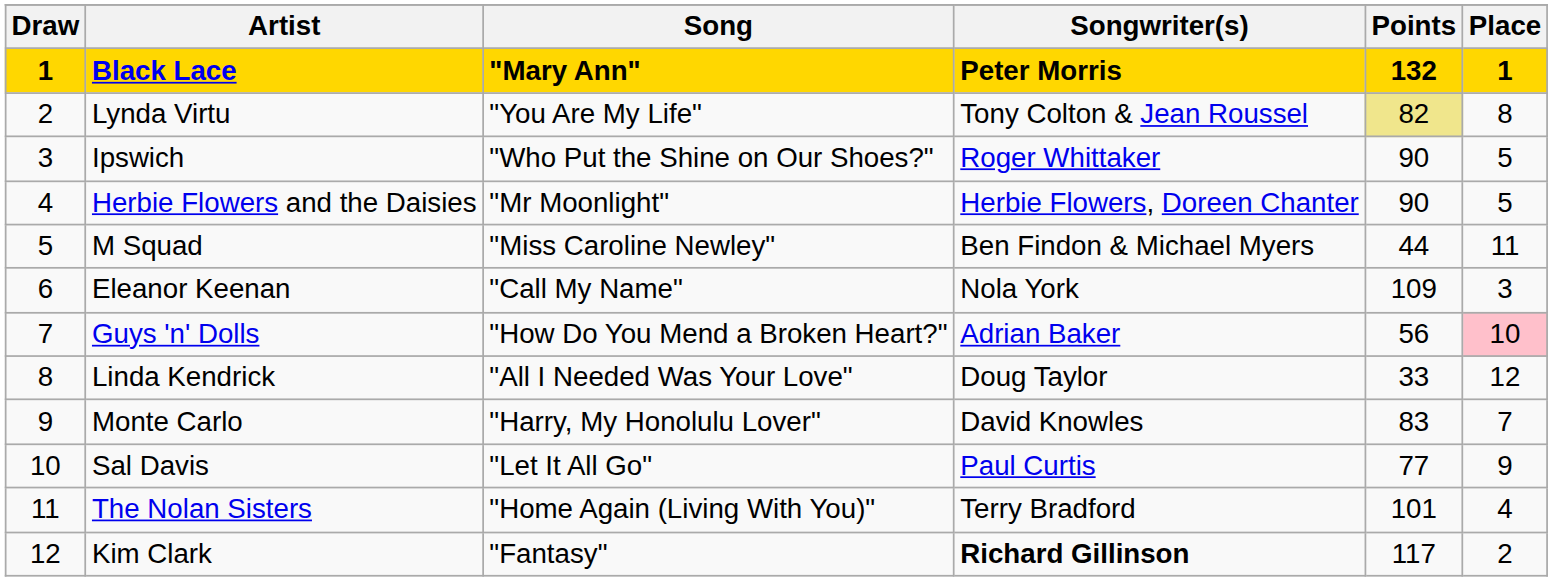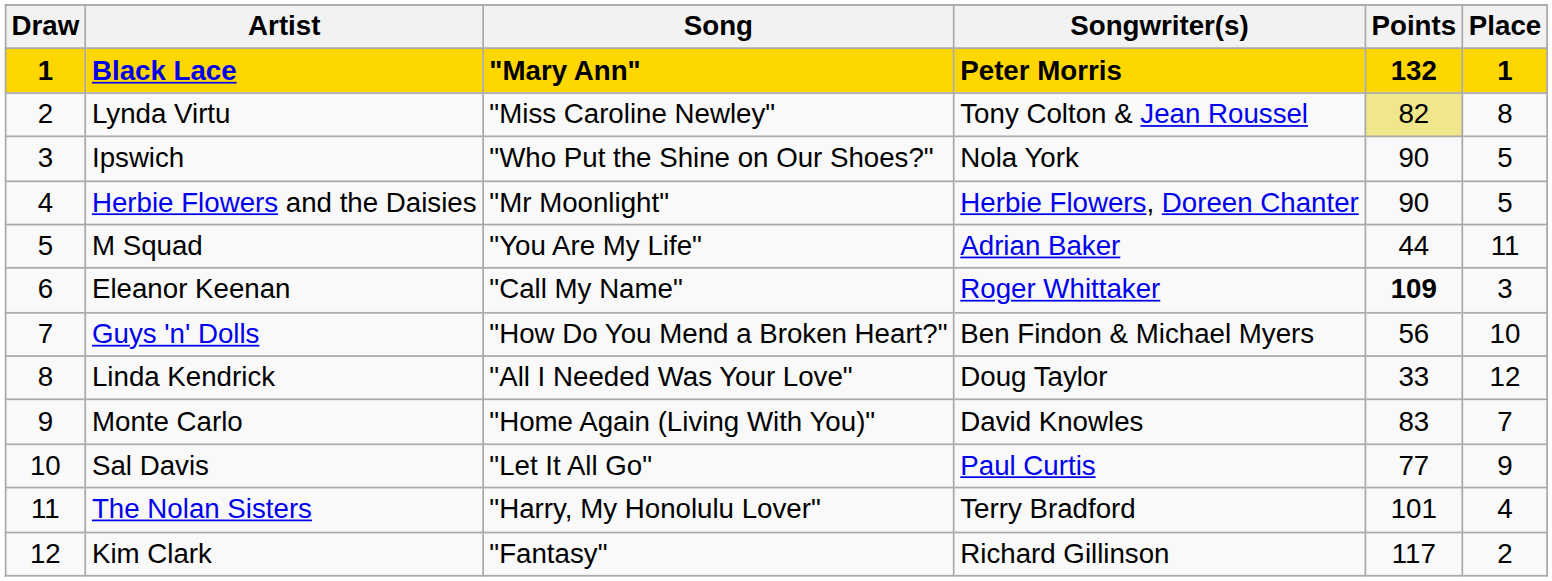(596, 114) "You Are My Life" -> (632, 114) "Miss Caroline Newley"
(1060, 158) Roger Whittaker -> (1020, 158) Nola York
(632, 245) "Miss Caroline Newley" -> (596, 245) "You Are My Life"
(1137, 245) Ben Findon & Michael Myers -> (1040, 245) Adrian Baker
(1020, 289) Nola York -> (1060, 289) Roger Whittaker
(1414, 289) normal -> (1414, 289) bold
(1040, 333) Adrian Baker -> (1137, 333) Ben Findon & Michael Myers
(1505, 333) pink background -> (1505, 333) no background
(655, 421) "Harry, My Honolulu Lover" -> (682, 421) "Home Again (Living With You)"
(682, 509) "Home Again (Living With You)" -> (655, 509) "Harry, My Honolulu Lover"
(1075, 553) bold -> (1065, 553) normal
